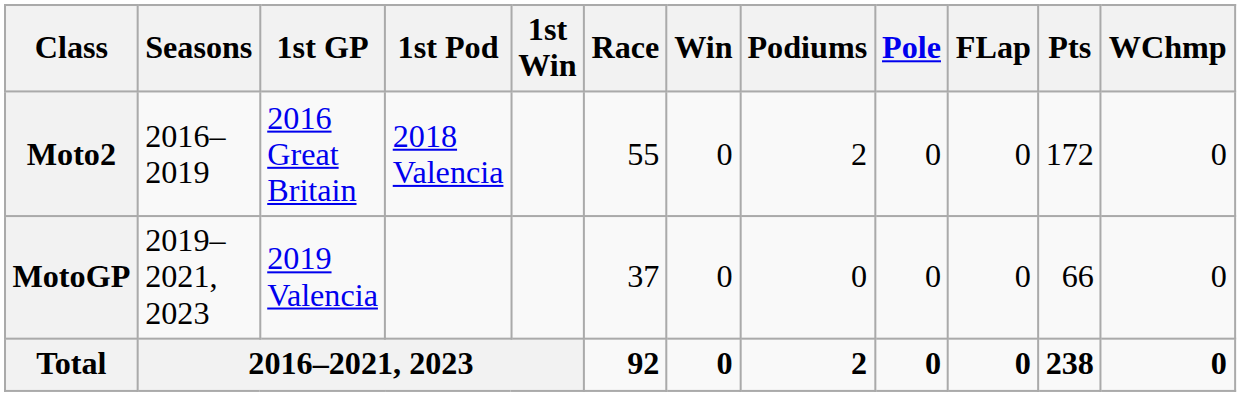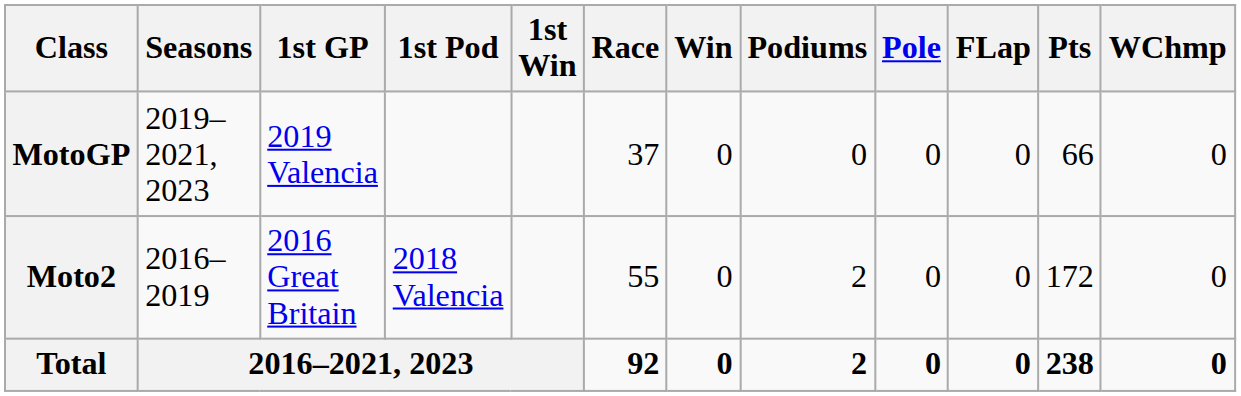rows swapped: (71, 153) <-> (71, 276)
